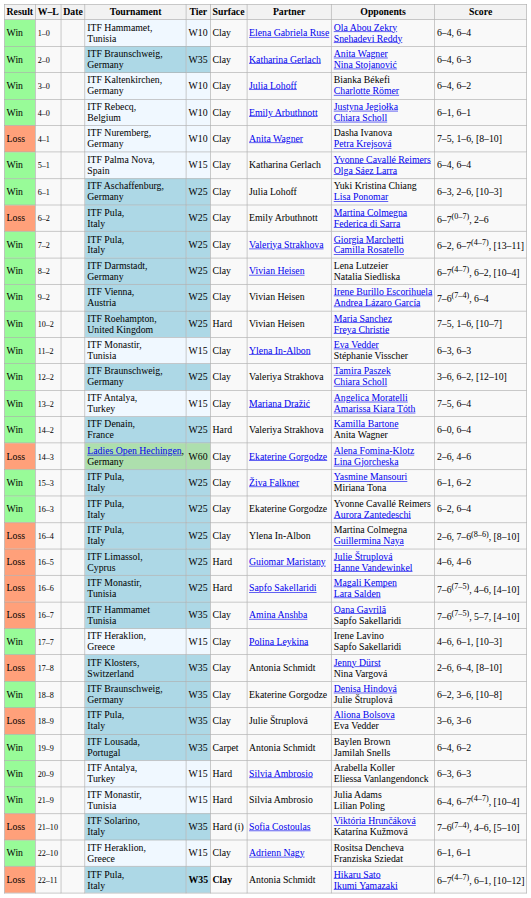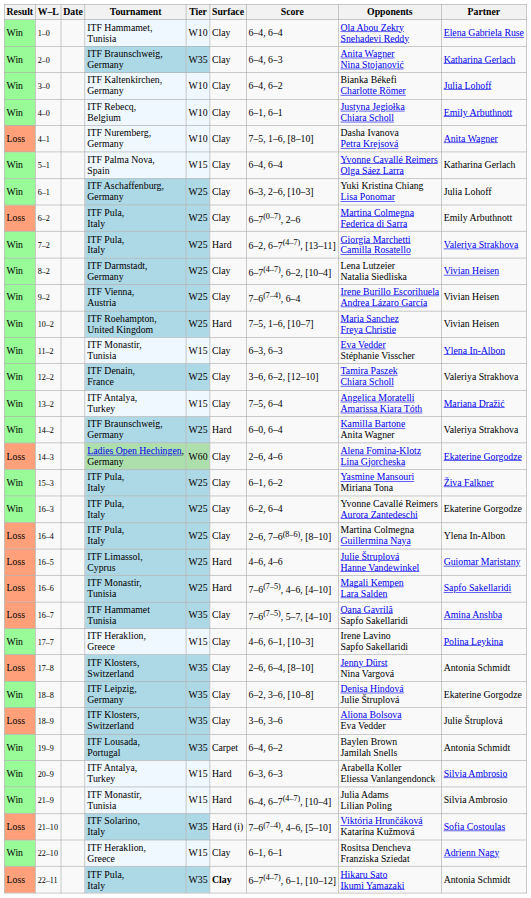columns swapped: (289, 12) <-> (481, 12)
(222, 244) Clay -> (222, 244) Hard
(125, 377) ITF Braunschweig, Germany -> (111, 377) ITF Denain, France
(111, 430) ITF Denain, France -> (125, 430) ITF Braunschweig, Germany
(125, 694) ITF Braunschweig, Germany -> (112, 694) ITF Leipzig, Germany
(106, 721) ITF Pula, Italy -> (113, 721) ITF Klosters, Switzerland
(198, 879) bold -> (198, 879) normal
